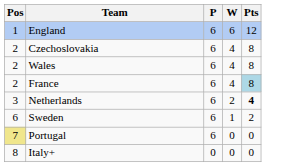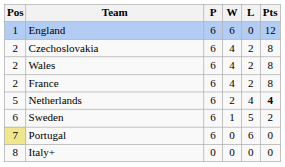+ column: (251, 13)
(251, 83) lightblue background -> (270, 83) no background
(15, 100) 3 -> (15, 100) 5
